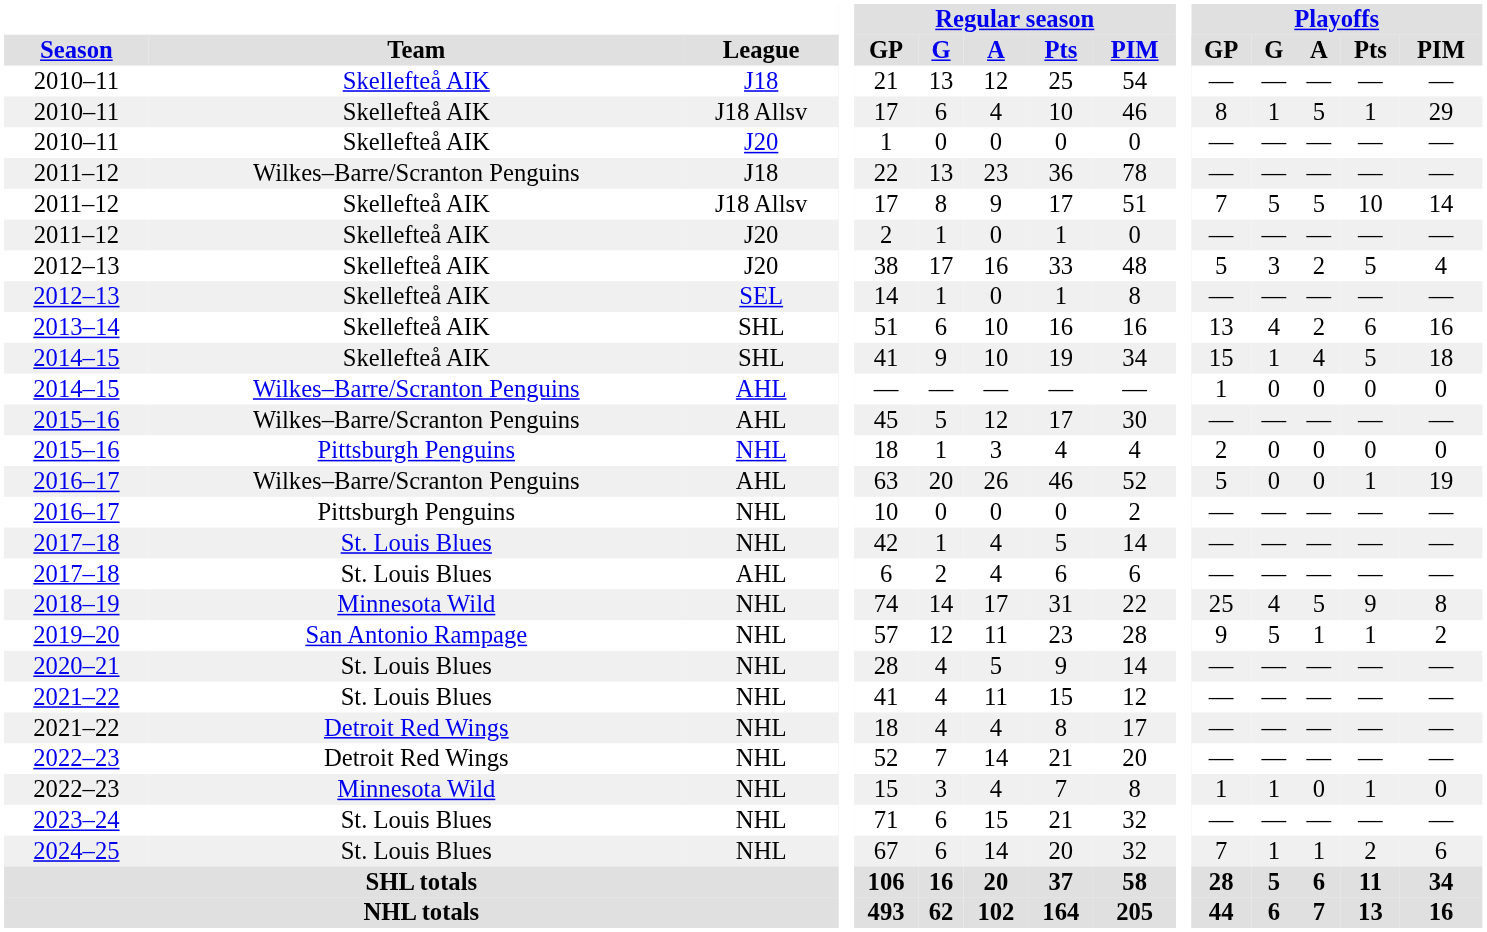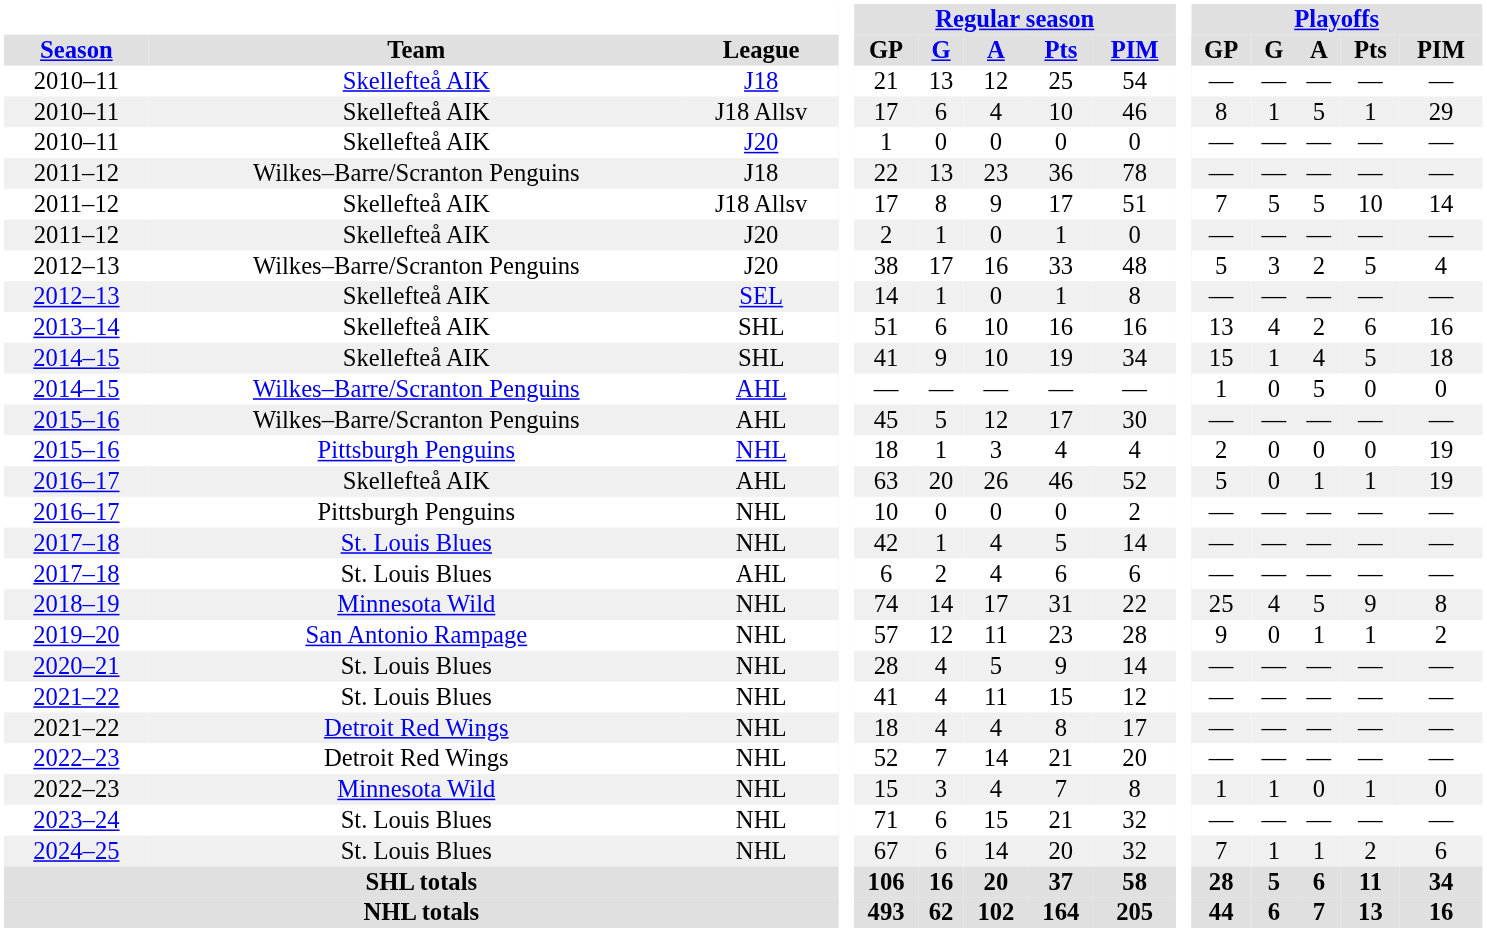(416, 265) Skellefteå AIK -> (416, 265) Wilkes–Barre/Scranton Penguins
(1319, 388) 0 -> (1319, 388) 5
(1441, 450) 0 -> (1441, 450) 19
(416, 481) Wilkes–Barre/Scranton Penguins -> (416, 481) Skellefteå AIK
(1319, 481) 0 -> (1319, 481) 1
(1274, 635) 5 -> (1274, 635) 0
